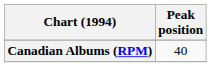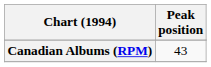(181, 51) 40 -> (181, 51) 43
